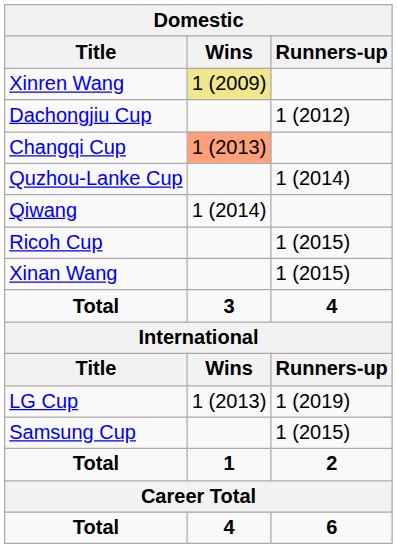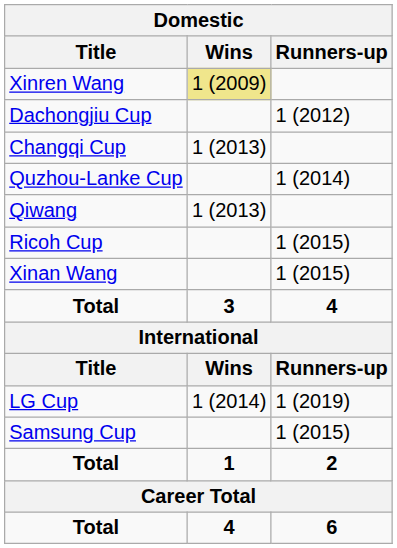(229, 147) lightsalmon background -> (229, 147) no background
(229, 210) 1 (2014) -> (229, 210) 1 (2013)
(229, 400) 1 (2013) -> (229, 400) 1 (2014)
